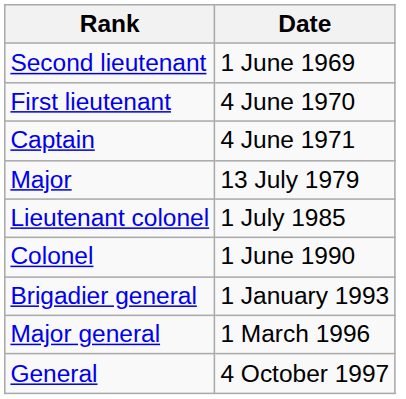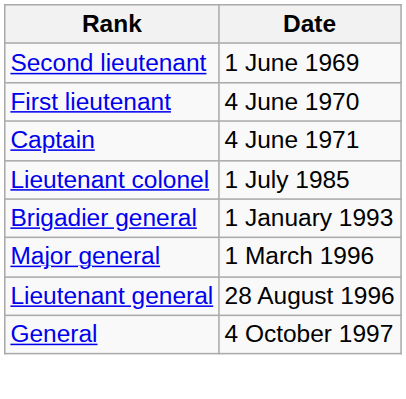- row: (41, 179)
- row: (52, 256)
+ row: (112, 295)
